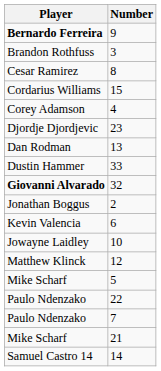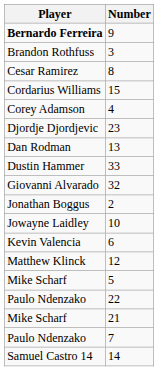(56, 185) bold -> (53, 185) normal
rows swapped: (116, 242) <-> (113, 223)
rows swapped: (116, 337) <-> (113, 318)
